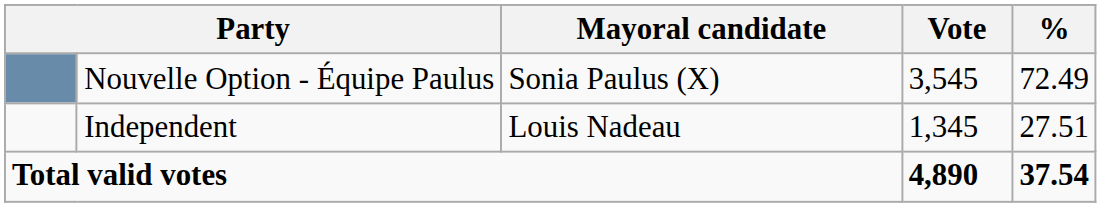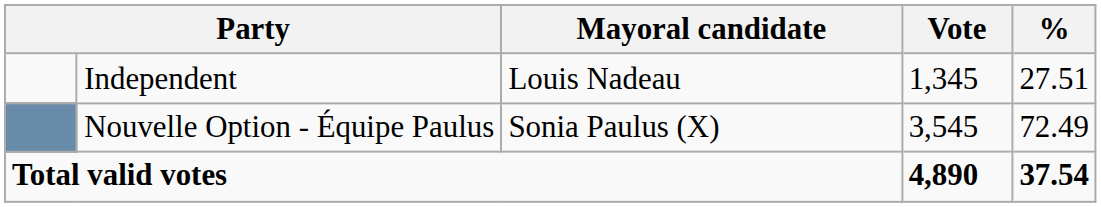rows swapped: (289, 77) <-> (161, 126)
